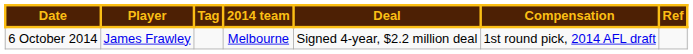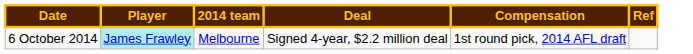- column: (208, 16)
(147, 38) no background -> (147, 38) paleturquoise background
